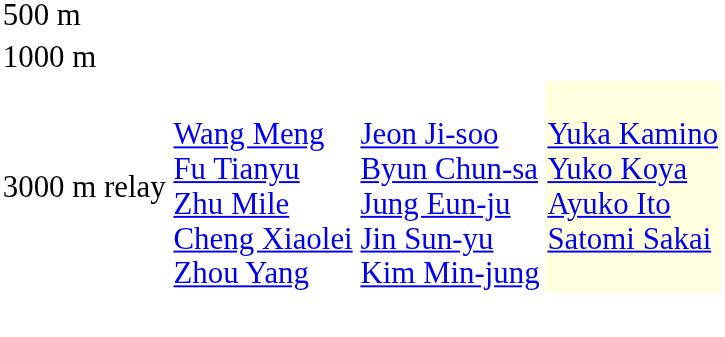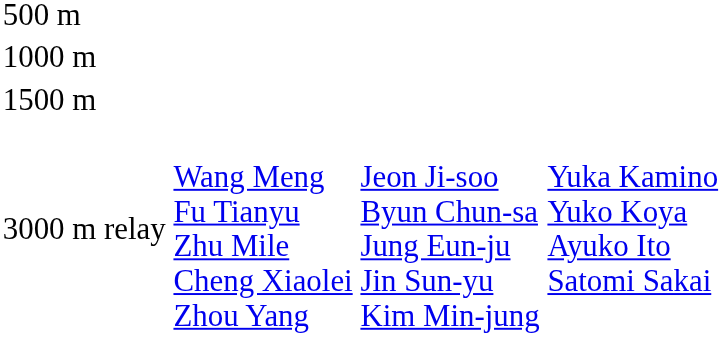+ row: (50, 99)
(633, 186) lightyellow background -> (633, 228) no background
